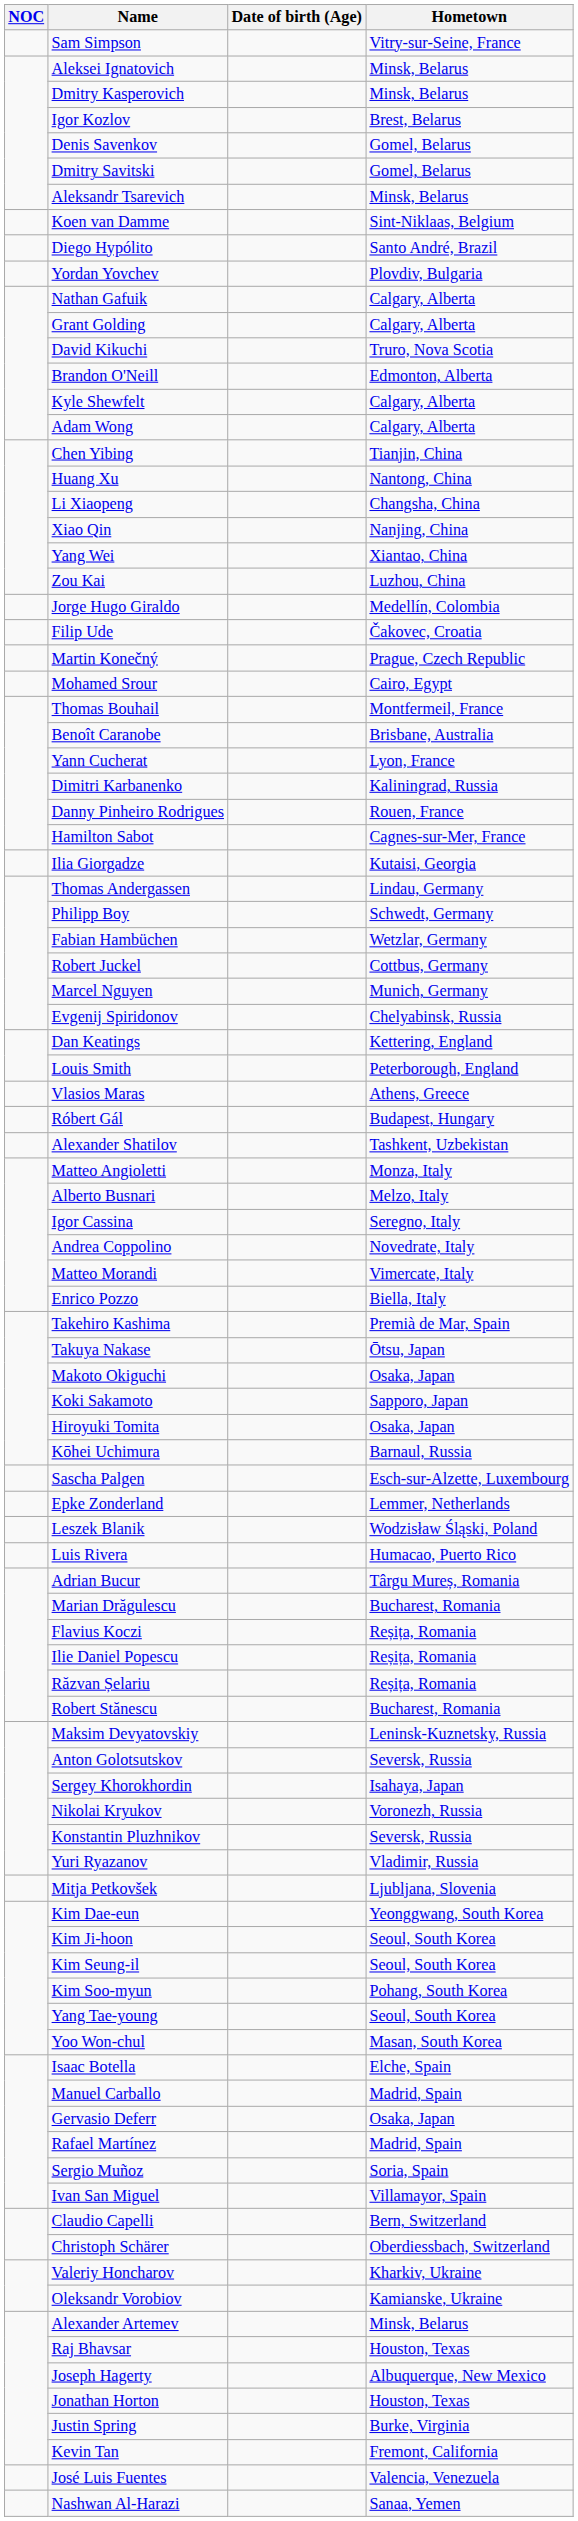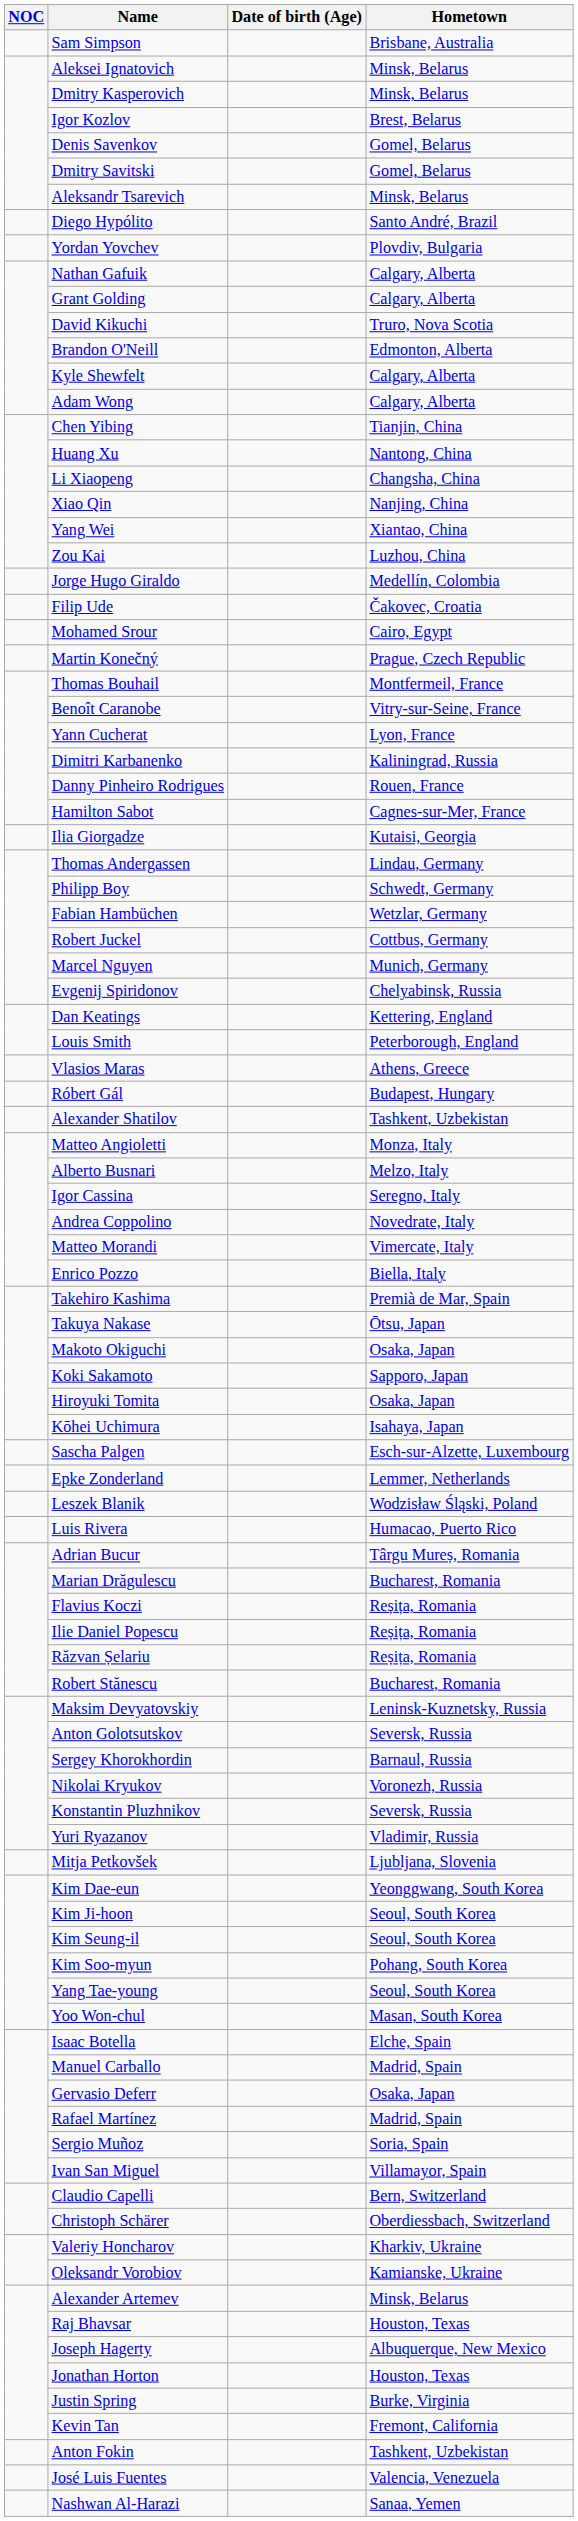(445, 42) Vitry-sur-Seine, France -> (431, 42) Brisbane, Australia
- row: (110, 222)
rows swapped: (105, 658) <-> (104, 683)
(431, 734) Brisbane, Australia -> (445, 709) Vitry-sur-Seine, France
(421, 1452) Barnaul, Russia -> (417, 1426) Isahaya, Japan
(417, 1785) Isahaya, Japan -> (421, 1760) Barnaul, Russia
+ row: (93, 2452)
